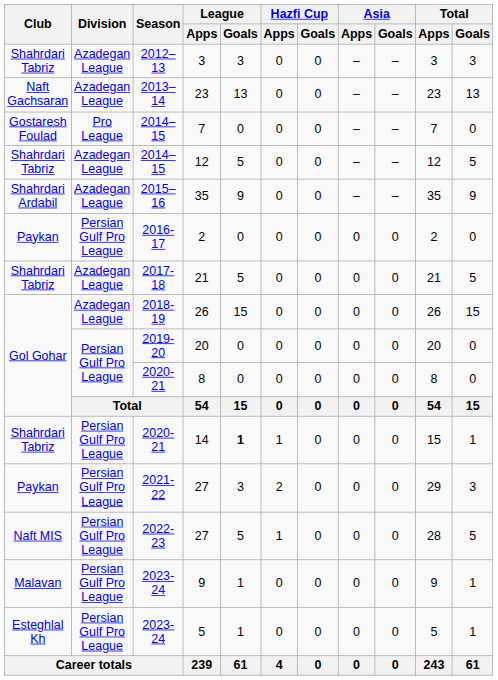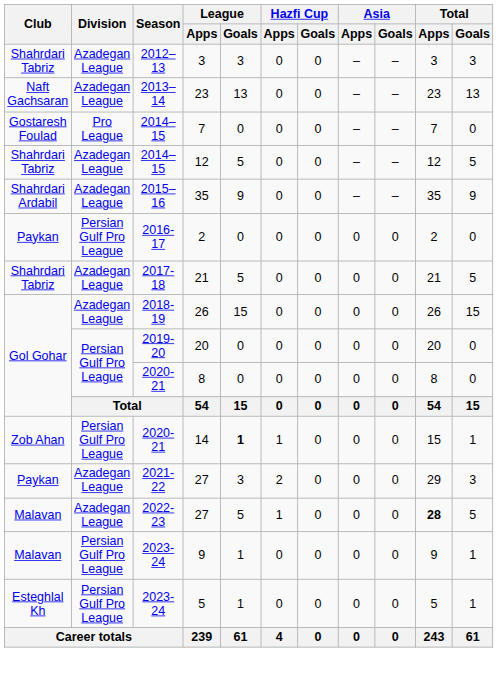(38, 440) Shahrdari Tabriz -> (38, 440) Zob Ahan
(102, 488) Persian Gulf Pro League -> (102, 481) Azadegan League
(38, 535) Naft MIS -> (38, 514) Malavan
(102, 535) Persian Gulf Pro League -> (102, 514) Azadegan League
(434, 535) normal -> (434, 514) bold
